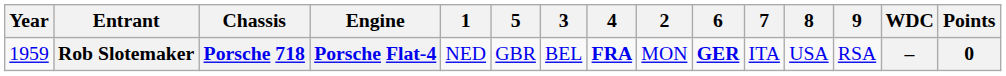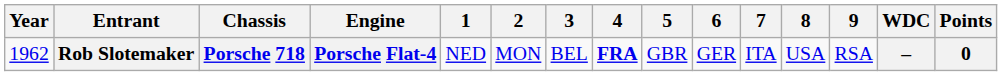columns swapped: (664, 21) <-> (516, 21)
(29, 53) 1959 -> (29, 53) 1962
(718, 53) bold -> (716, 53) normal
